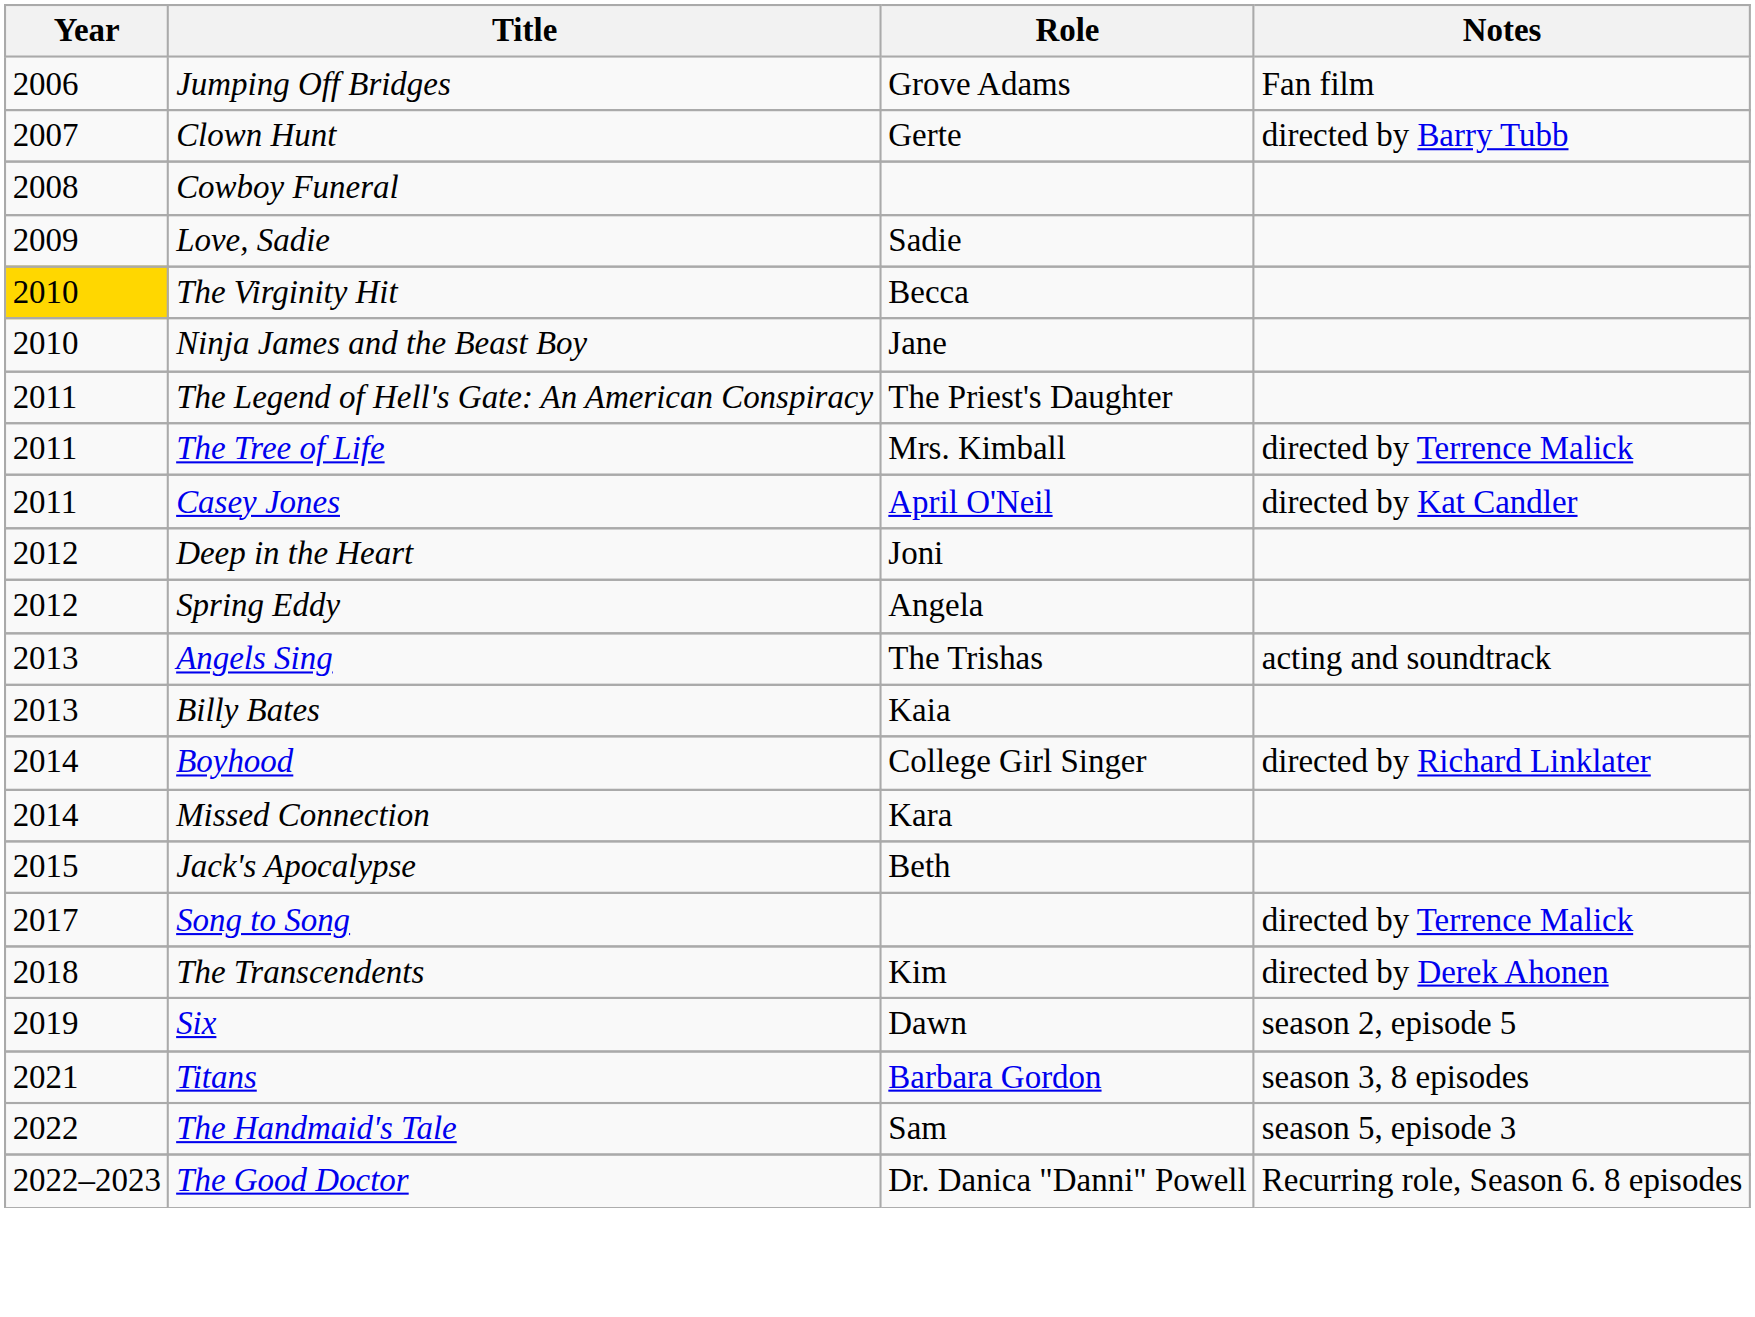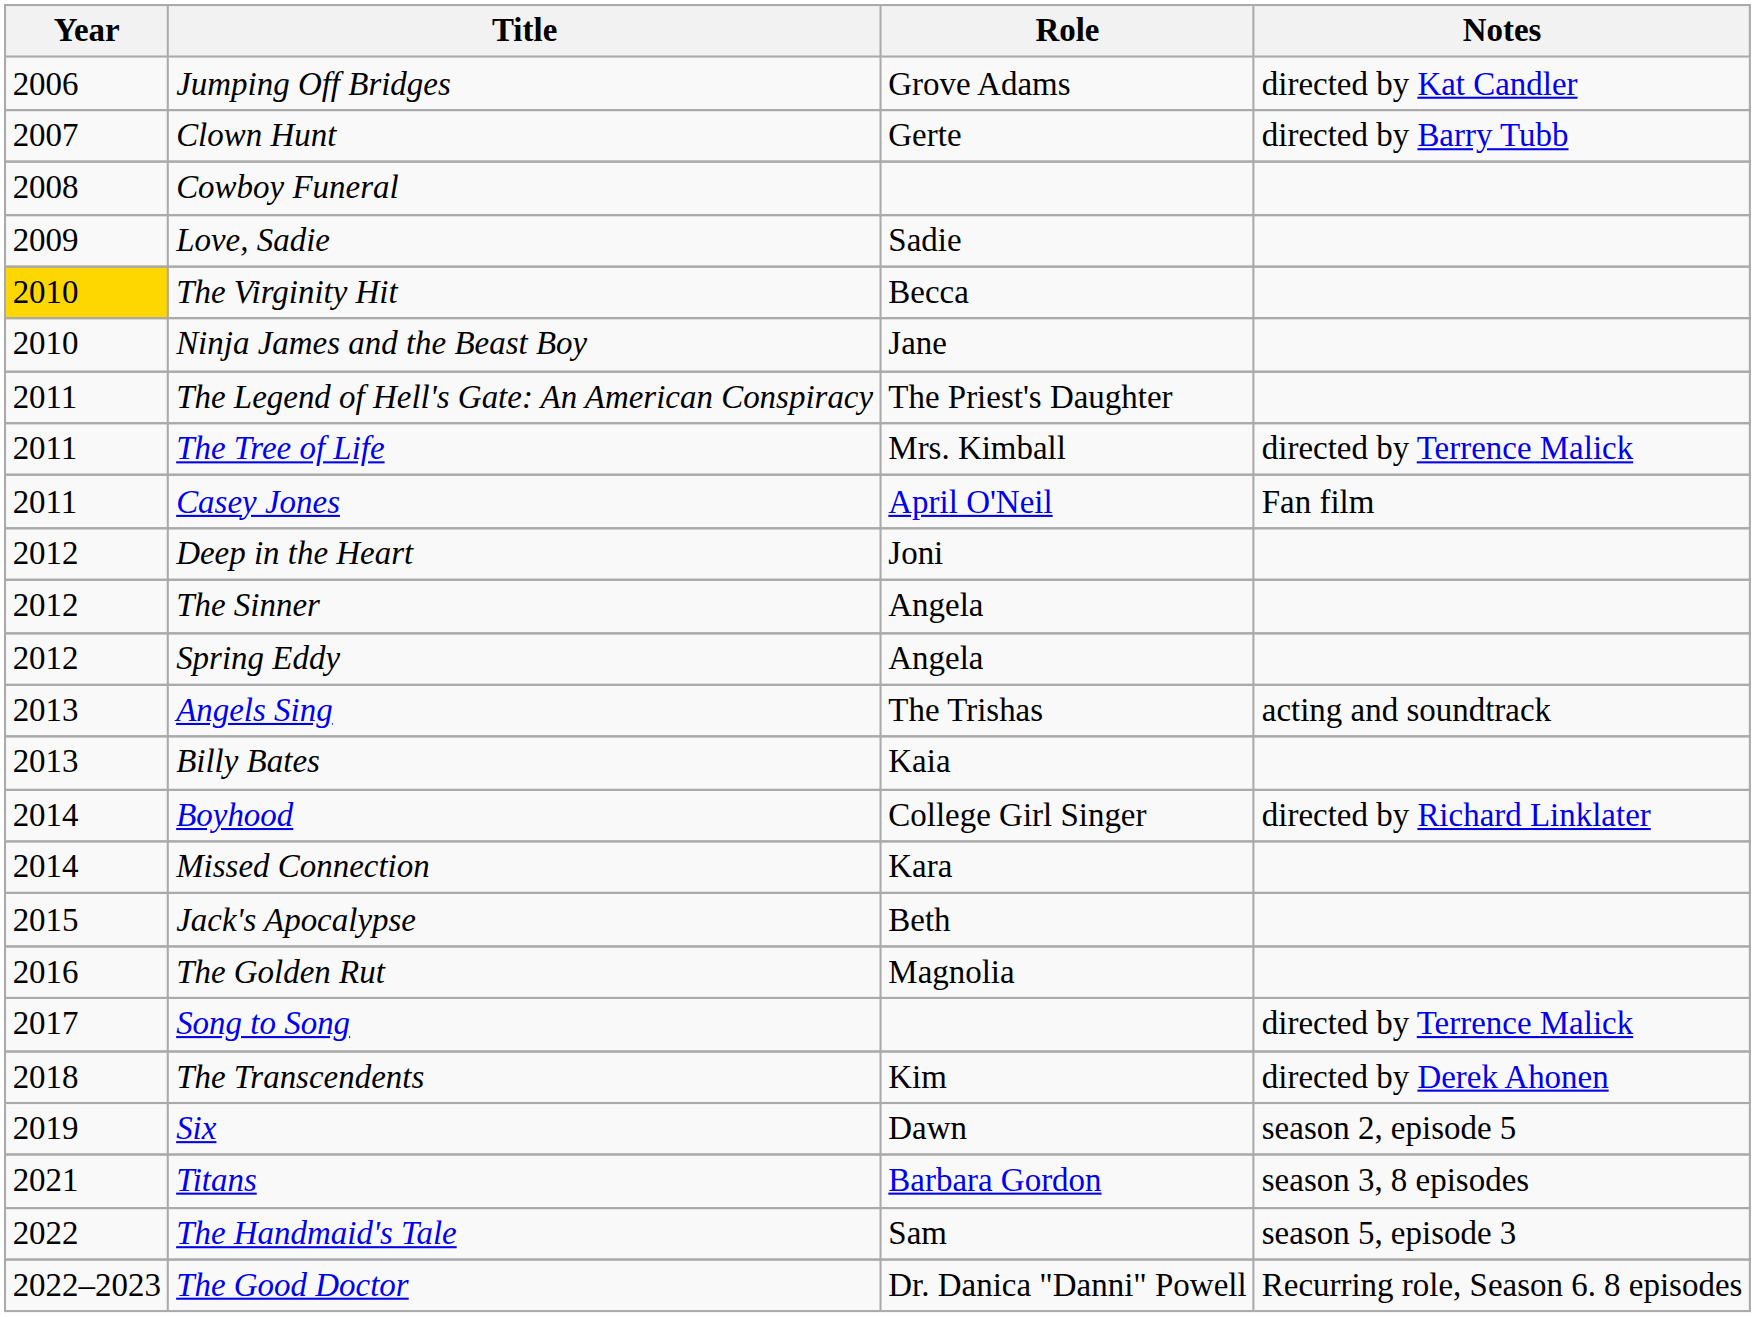(1318, 82) Fan film -> (1420, 82) directed by Kat Candler
(1420, 501) directed by Kat Candler -> (1318, 501) Fan film
+ row: (248, 605)
+ row: (281, 971)
